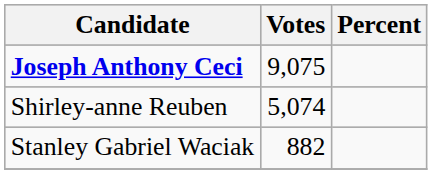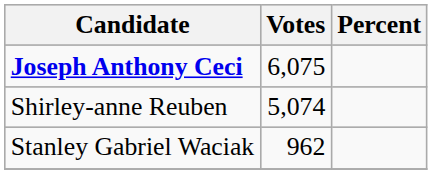(296, 65) 9,075 -> (296, 65) 6,075
(306, 147) 882 -> (306, 147) 962
